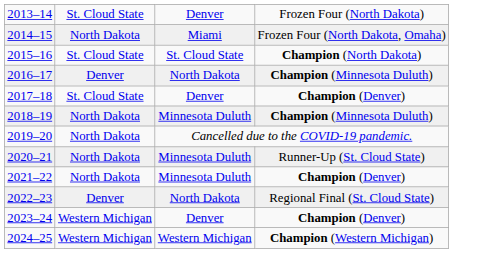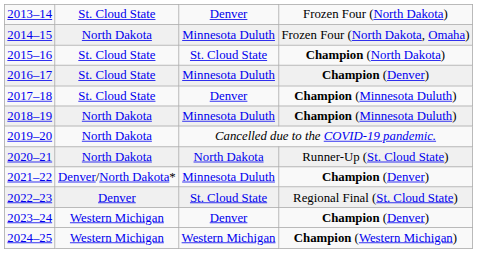(205, 34) Miami -> (229, 34) Minnesota Duluth
(105, 75) Denver -> (117, 75) St. Cloud State
(205, 75) North Dakota -> (229, 75) Minnesota Duluth
(352, 75) Champion (Minnesota Duluth) -> (375, 75) Champion (Denver)
(352, 95) Champion (Denver) -> (375, 95) Champion (Minnesota Duluth)
(205, 156) Minnesota Duluth -> (229, 156) North Dakota
(105, 177) North Dakota -> (117, 177) Denver/North Dakota*
(205, 197) North Dakota -> (229, 197) St. Cloud State
